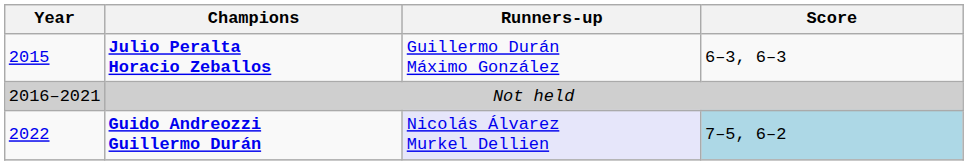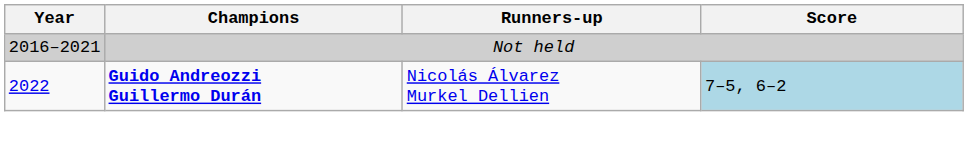- row: (190, 57)
(483, 135) lavender background -> (483, 86) no background
